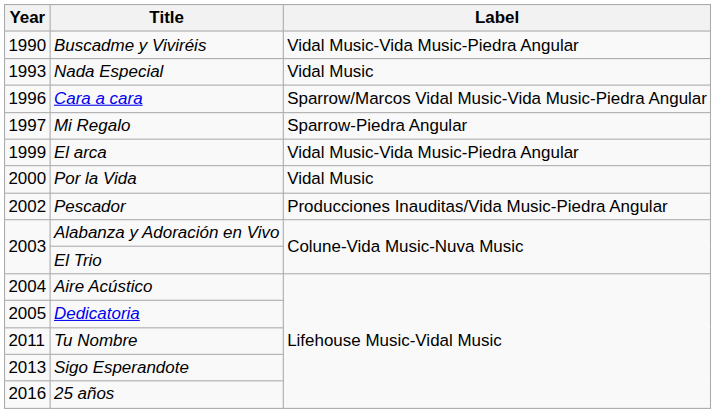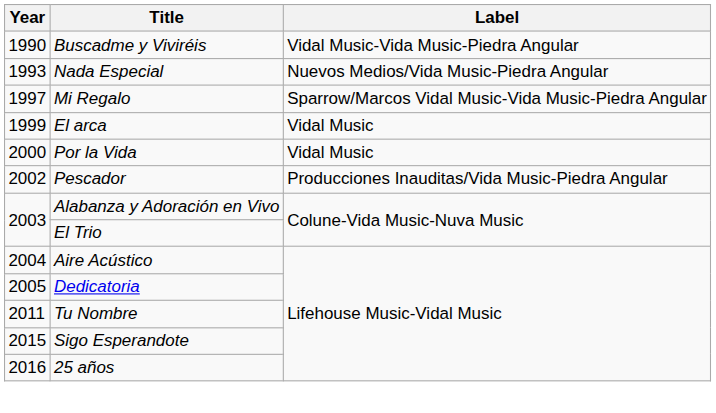(330, 71) Vidal Music -> (448, 71) Nuevos Medios/Vida Music-Piedra Angular
- row: (98, 98)
(377, 125) Sparrow-Piedra Angular -> (497, 98) Sparrow/Marcos Vidal Music-Vida Music-Piedra Angular
(433, 152) Vidal Music-Vida Music-Piedra Angular -> (330, 125) Vidal Music
(27, 367) 2013 -> (27, 340) 2015
